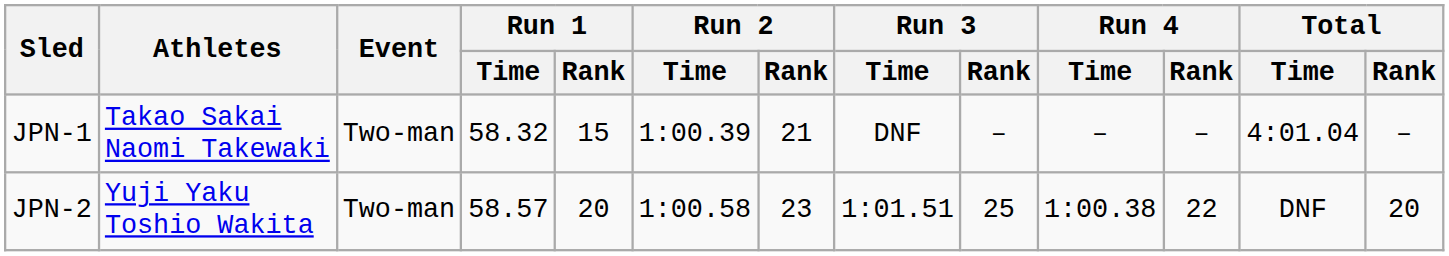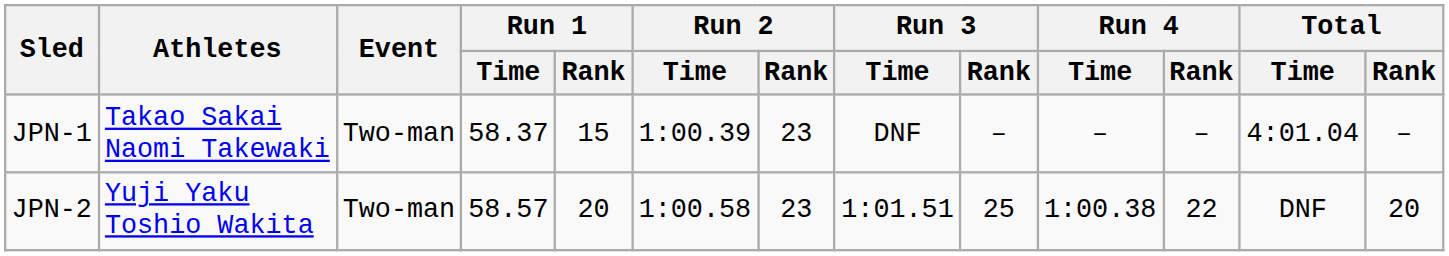(508, 133) 58.32 -> (508, 133) 58.37
(796, 133) 21 -> (796, 133) 23
